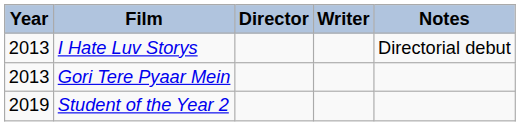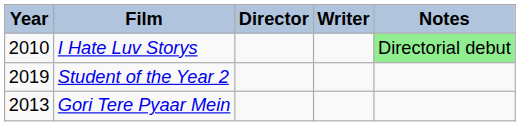(29, 47) 2013 -> (29, 47) 2010
(444, 47) no background -> (444, 47) lightgreen background
rows swapped: (144, 76) <-> (143, 105)
